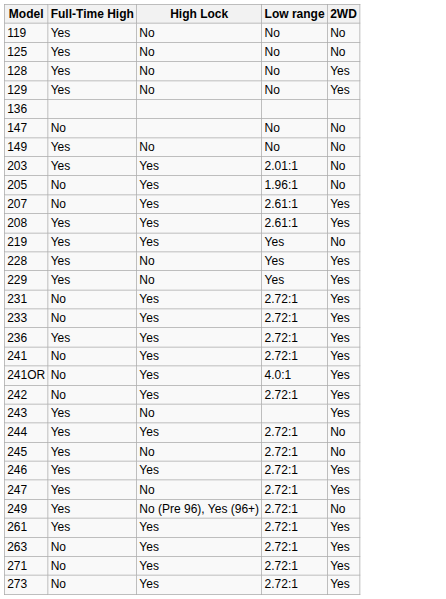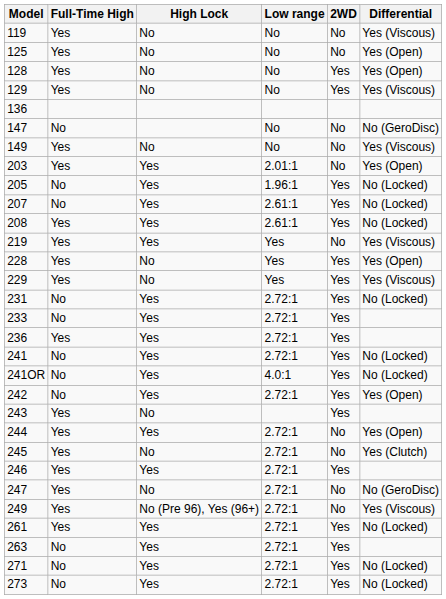+ column: (401, 14)
(338, 185) No -> (340, 185) Yes
(340, 489) Yes -> (338, 489) No
